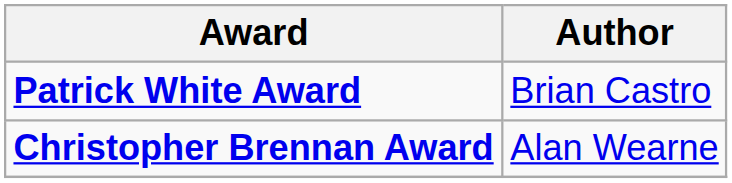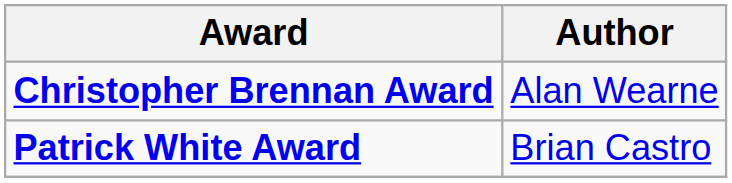rows swapped: (254, 147) <-> (187, 90)
